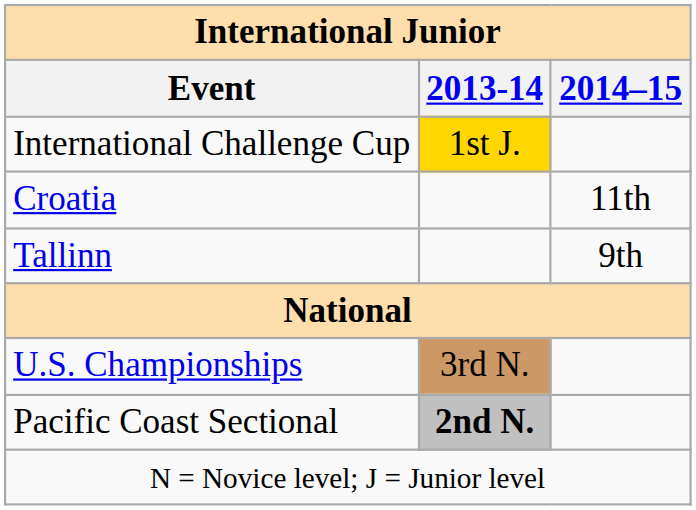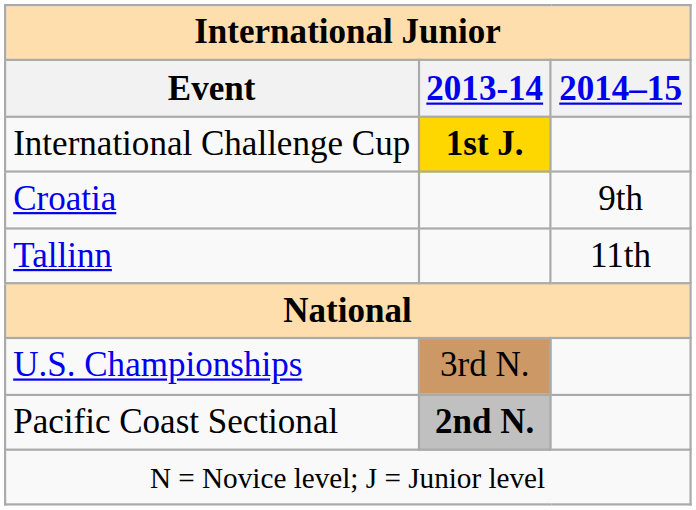(485, 143) normal -> (485, 143) bold
(621, 198) 11th -> (621, 198) 9th
(621, 254) 9th -> (621, 254) 11th
